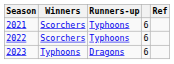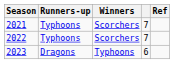columns swapped: (63, 11) <-> (114, 11)
(146, 25) 6 -> (146, 25) 7
(146, 38) 6 -> (146, 38) 7
